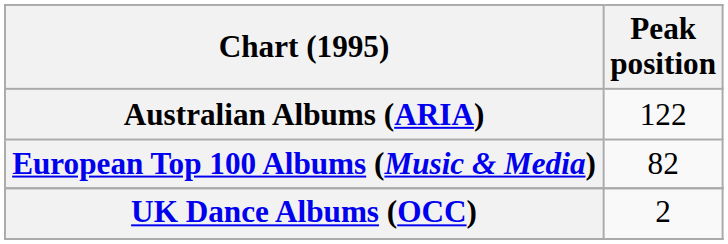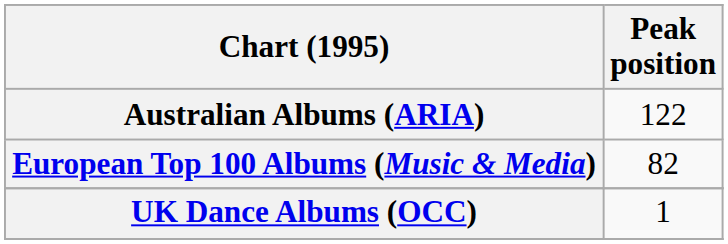(663, 212) 2 -> (663, 212) 1
